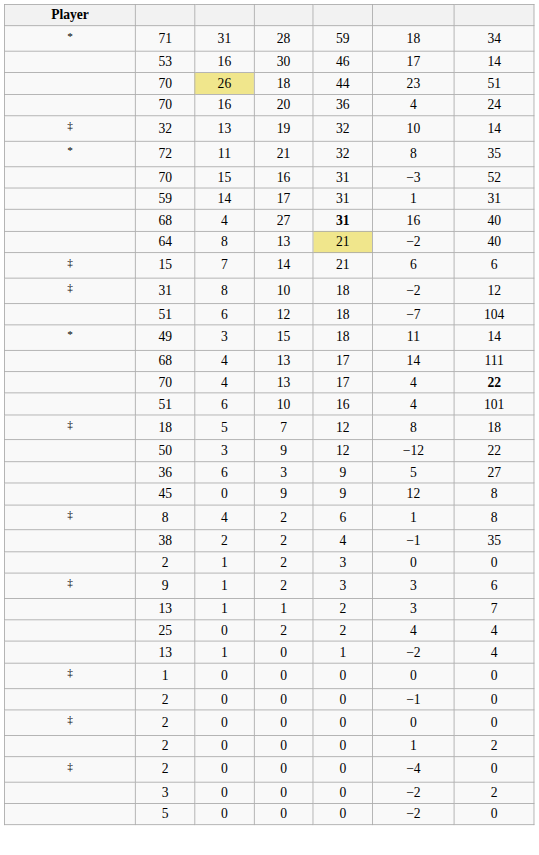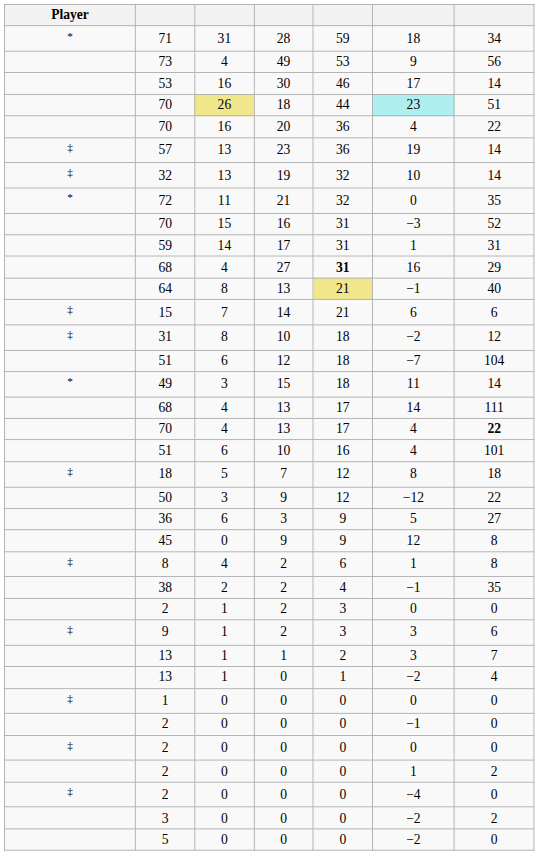+ row: (165, 62)
(413, 83) no background -> (413, 105) paleturquoise background
(494, 105) 24 -> (494, 126) 22
+ row: (165, 150)
(413, 153) 8 -> (413, 200) 0
(494, 220) 40 -> (494, 267) 29
(413, 242) −2 -> (413, 288) −1
- row: (165, 630)
